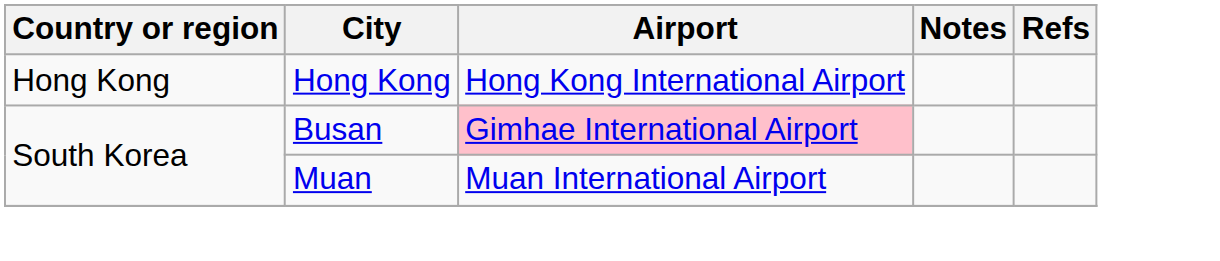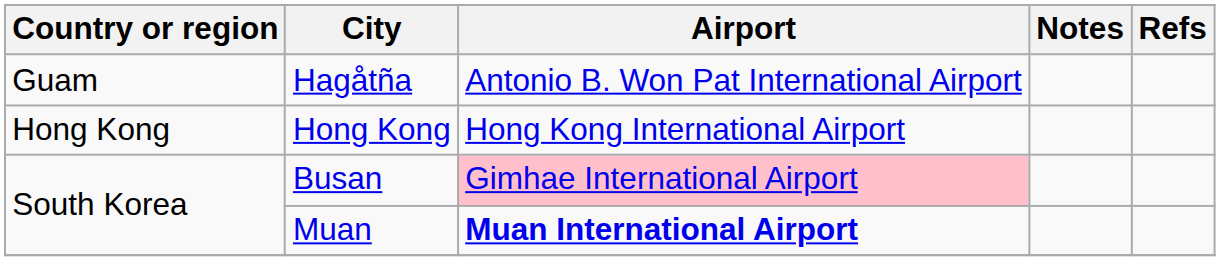+ row: (353, 79)
(646, 179) normal -> (662, 229) bold
